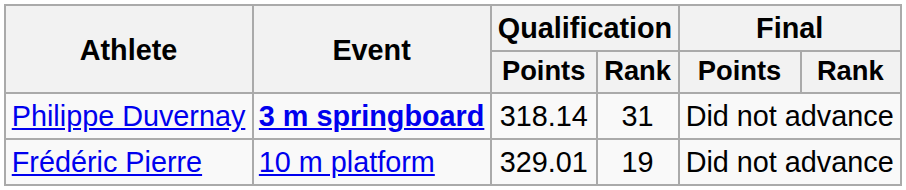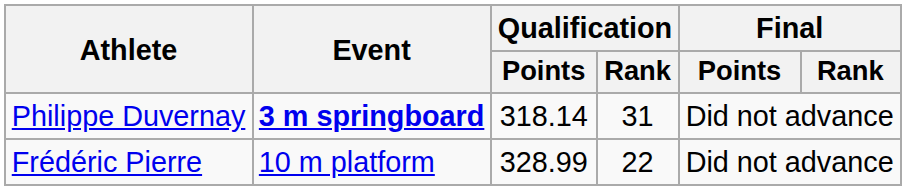(544, 162) 329.01 -> (544, 162) 328.99
(638, 162) 19 -> (638, 162) 22
